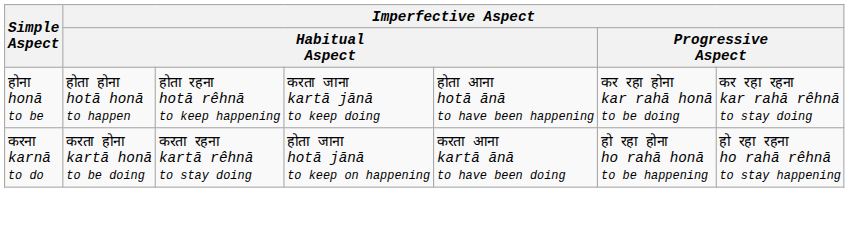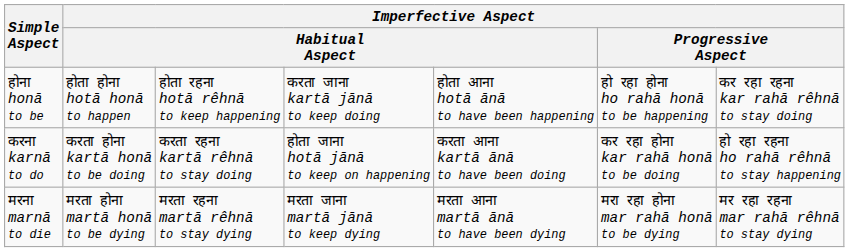(657, 99) कर रहा होना kar rahā honā to be doing -> (655, 99) हो रहा होना ho rahā honā to be happening
(655, 159) हो रहा होना ho rahā honā to be happening -> (657, 159) कर रहा होना kar rahā honā to be doing
+ row: (29, 218)
